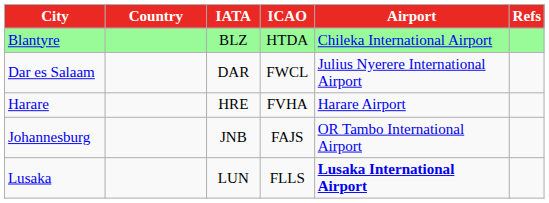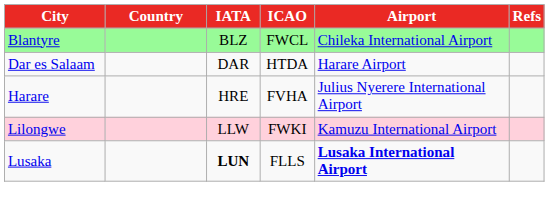(287, 40) HTDA -> (287, 40) FWCL
(287, 72) FWCL -> (287, 64) HTDA
(402, 72) Julius Nyerere International Airport -> (362, 64) Harare Airport
(362, 104) Harare Airport -> (402, 96) Julius Nyerere International Airport
- row: (49, 137)
+ row: (37, 128)
(233, 177) normal -> (233, 161) bold
